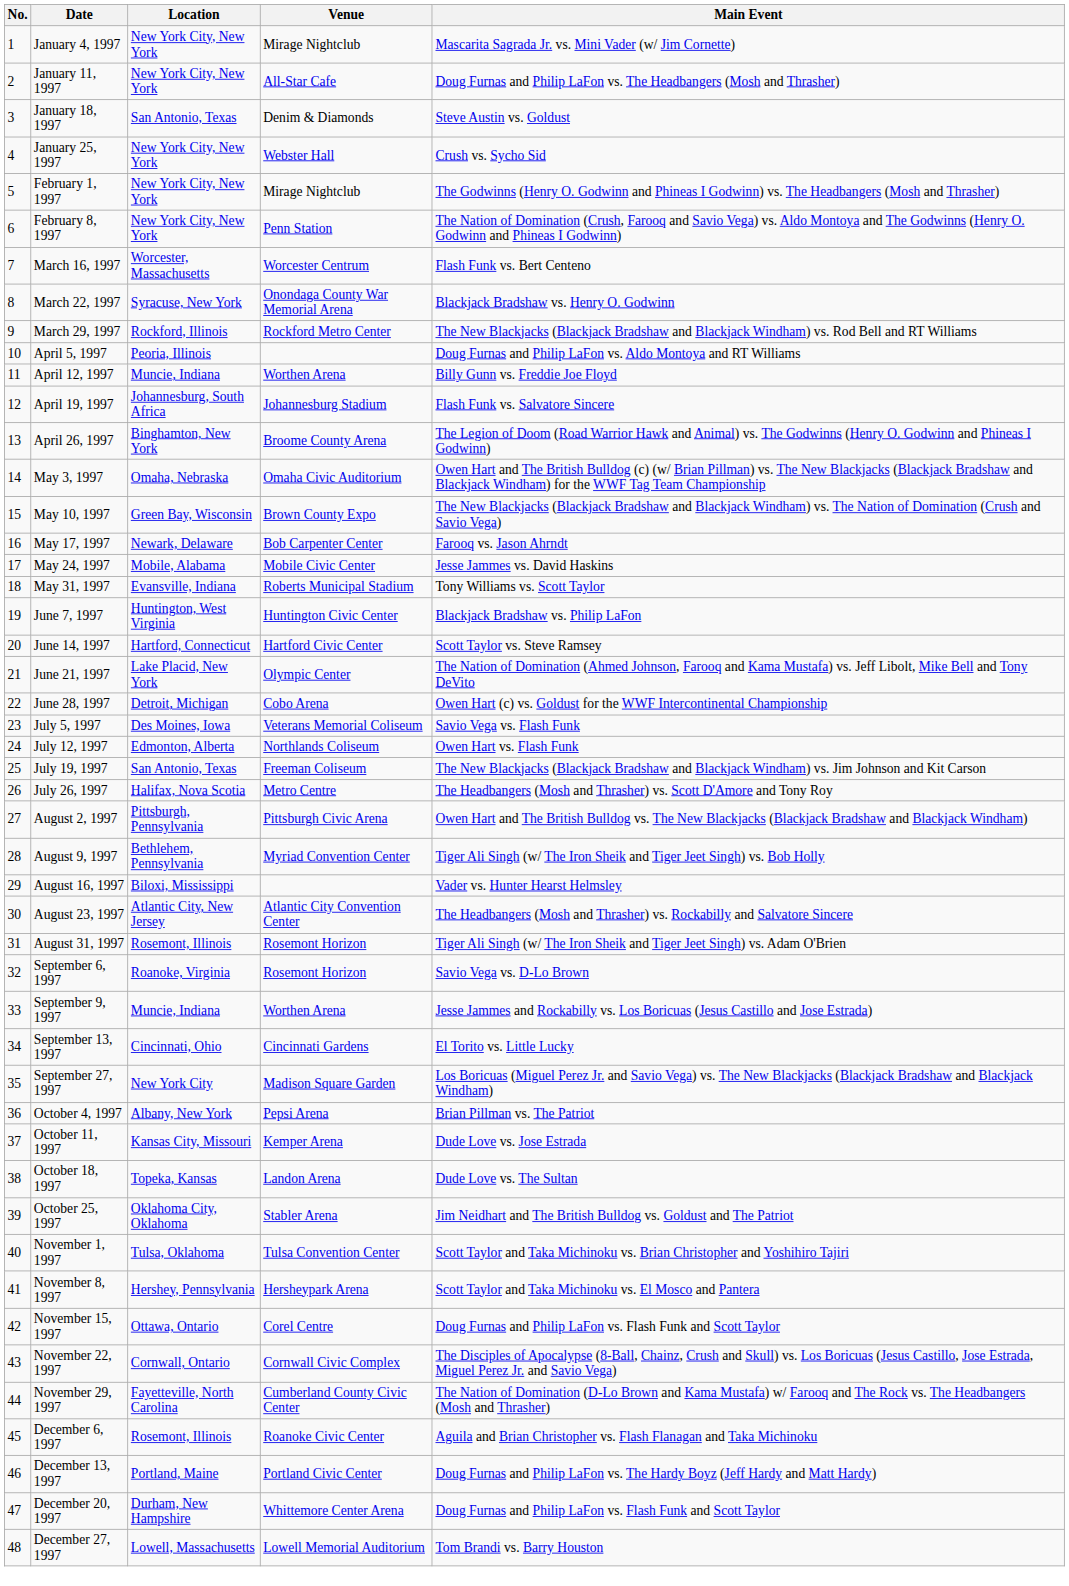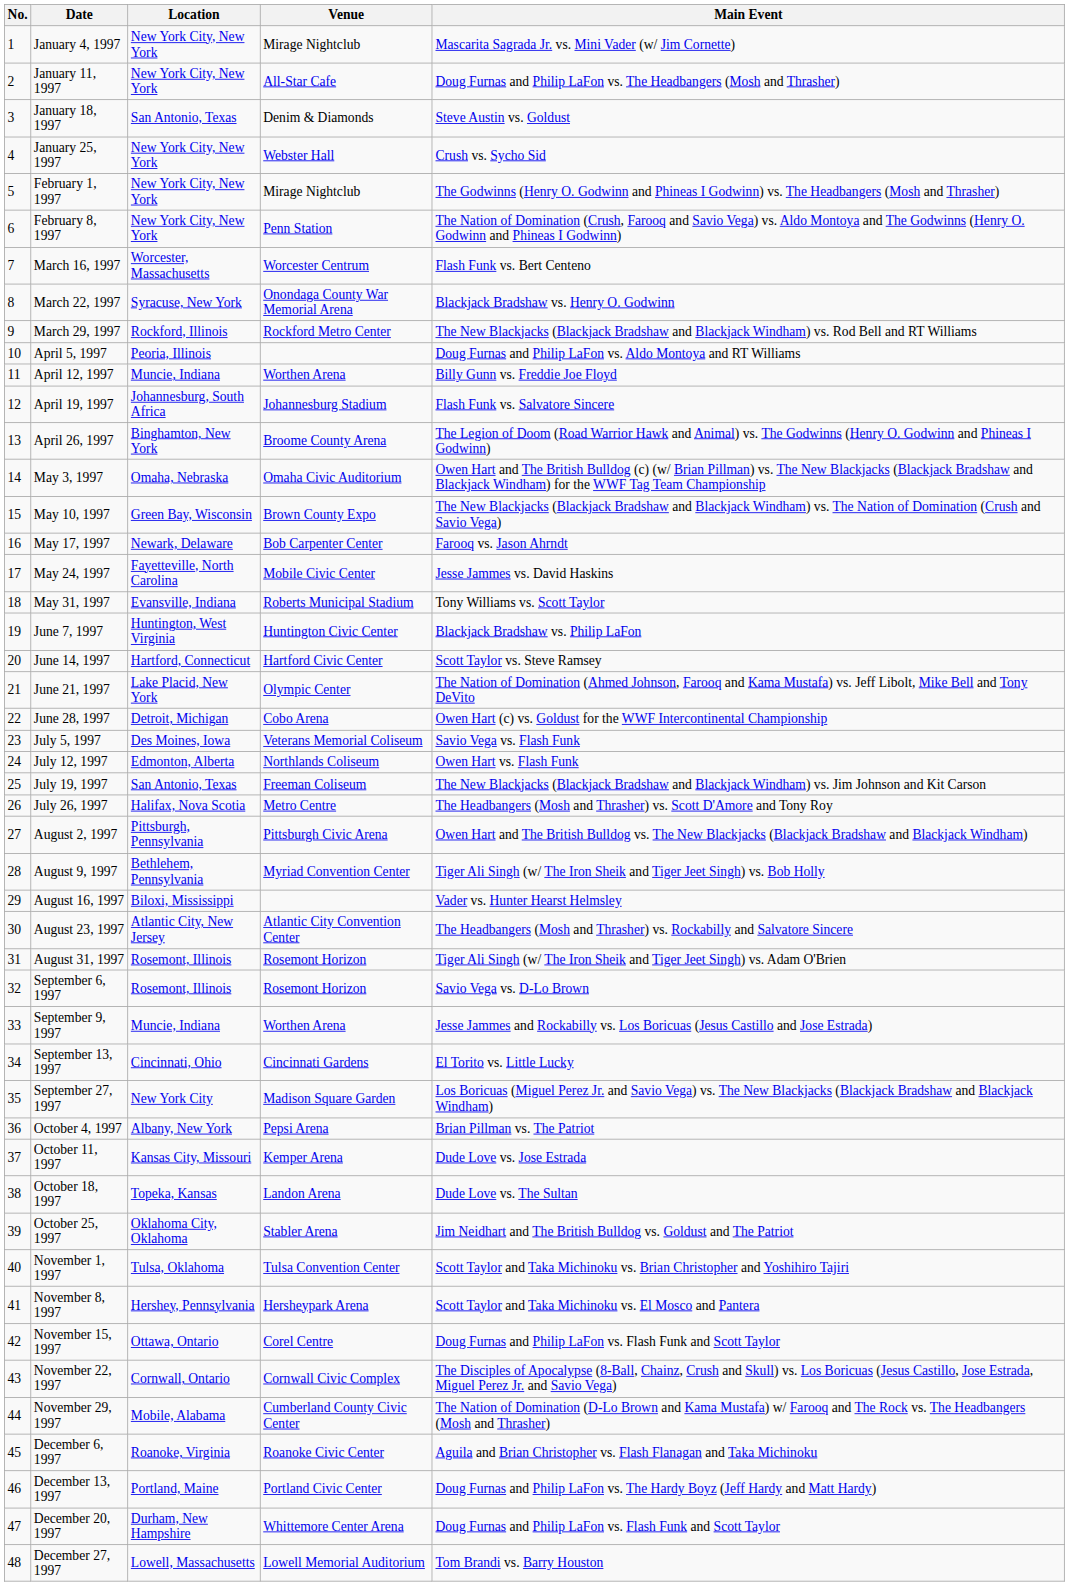(178, 565) Mobile, Alabama -> (182, 573) Fayetteville, North Carolina
(180, 973) Roanoke, Virginia -> (181, 988) Rosemont, Illinois
(182, 1400) Fayetteville, North Carolina -> (178, 1415) Mobile, Alabama
(181, 1437) Rosemont, Illinois -> (180, 1452) Roanoke, Virginia
